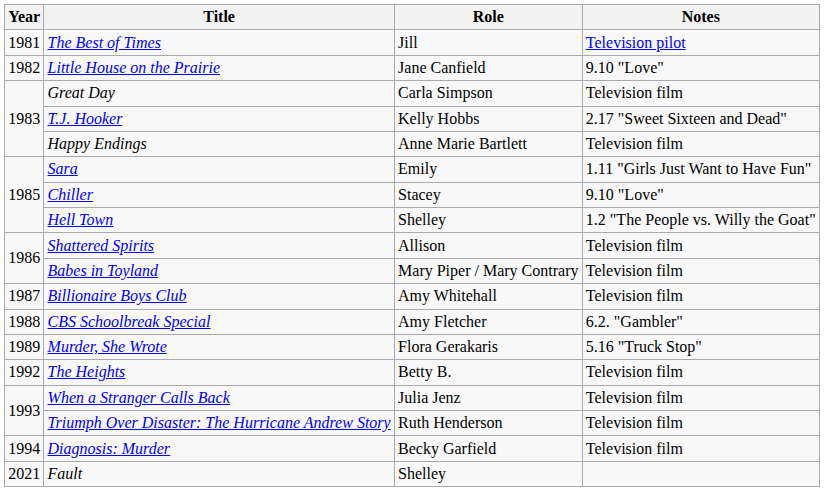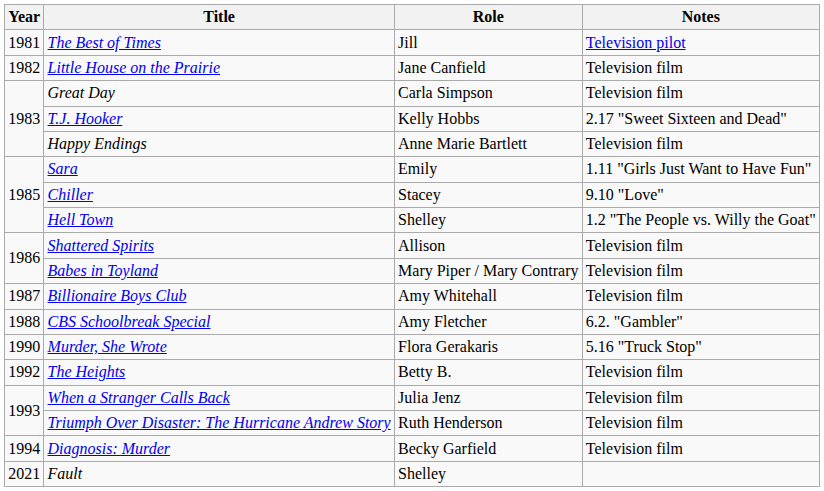(625, 67) 9.10 "Love" -> (634, 67) Television film
(24, 347) 1989 -> (24, 347) 1990
